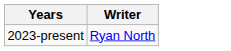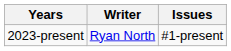+ column: (192, 14)
